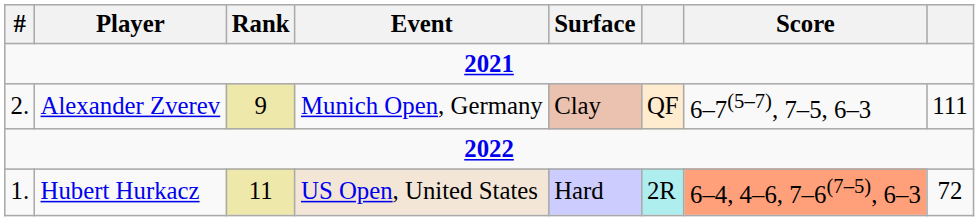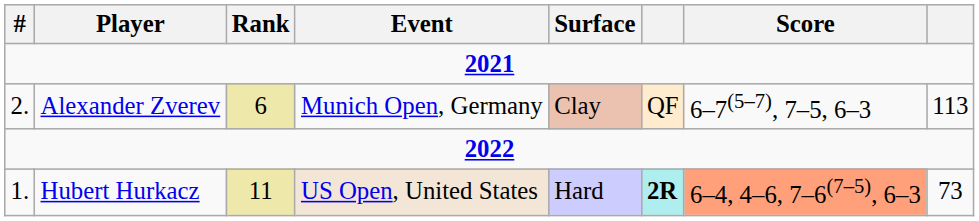(261, 106) 9 -> (261, 106) 6
(950, 106) 111 -> (950, 106) 113
(661, 191) normal -> (662, 191) bold
(950, 191) 72 -> (950, 191) 73
